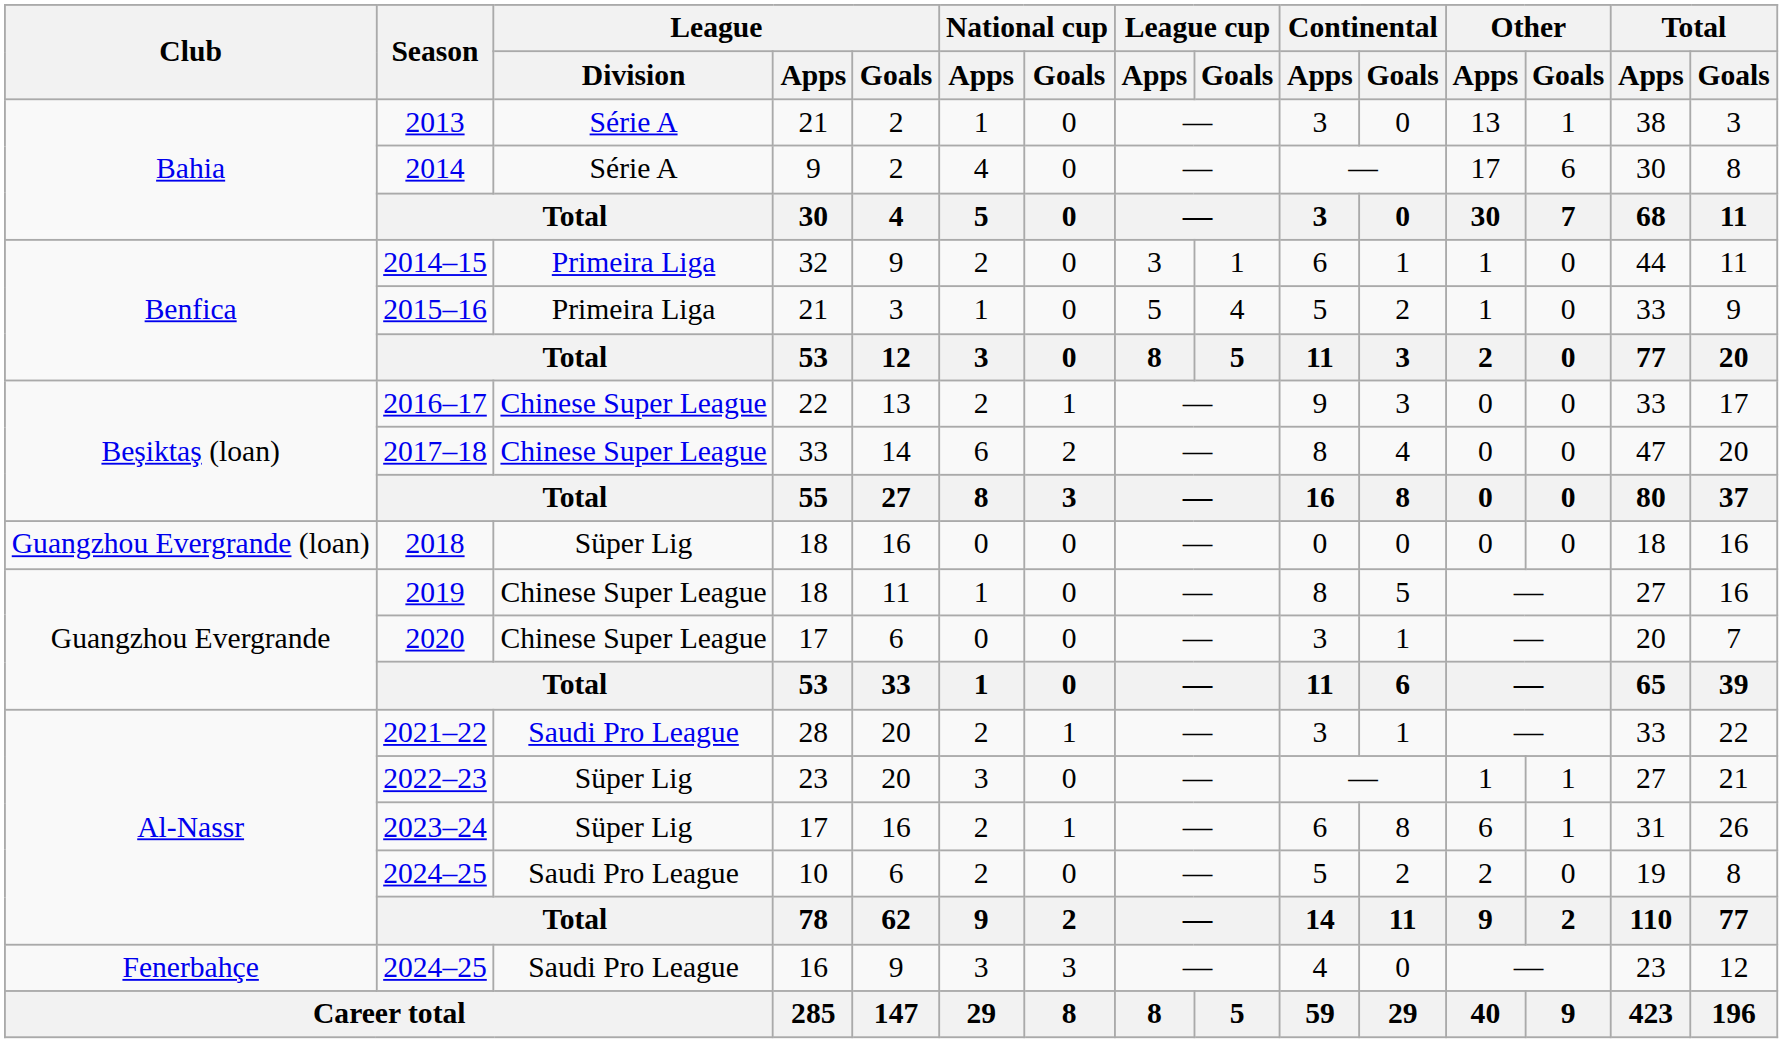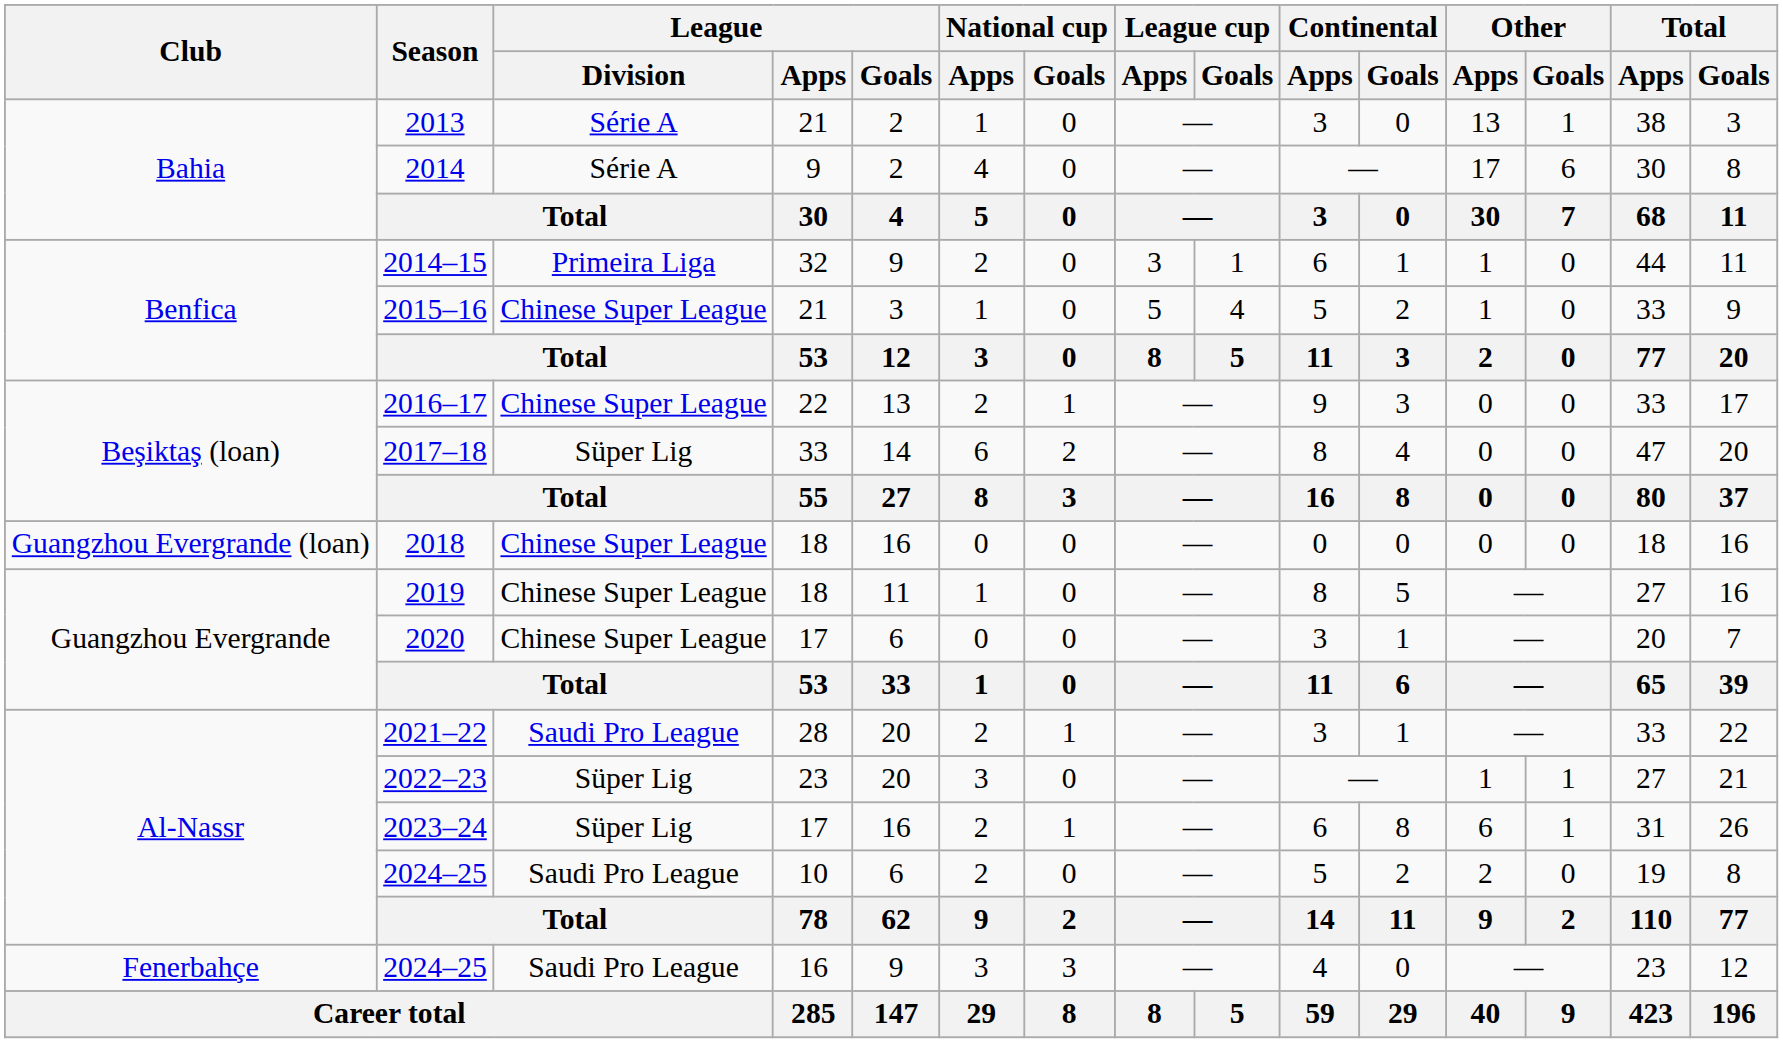(634, 309) Primeira Liga -> (634, 309) Chinese Super League
(634, 450) Chinese Super League -> (634, 450) Süper Lig
(634, 544) Süper Lig -> (634, 544) Chinese Super League
